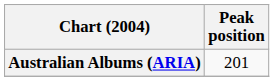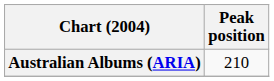(237, 62) 201 -> (237, 62) 210
